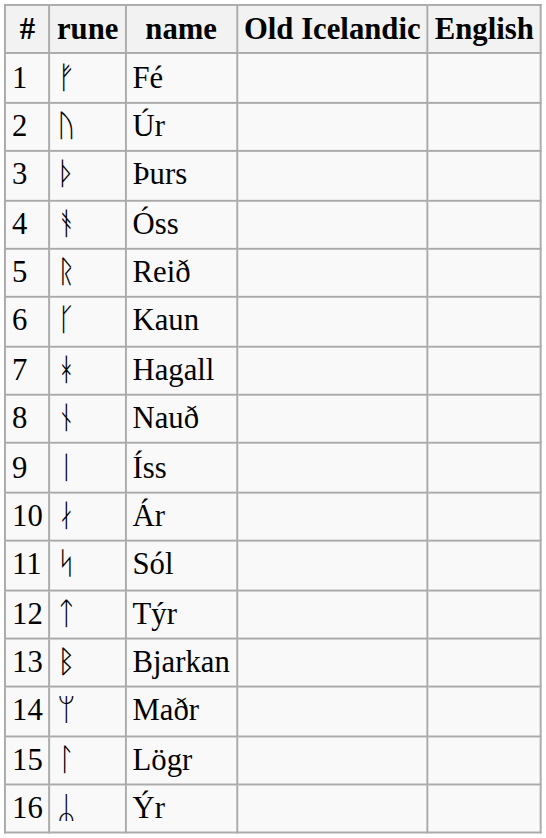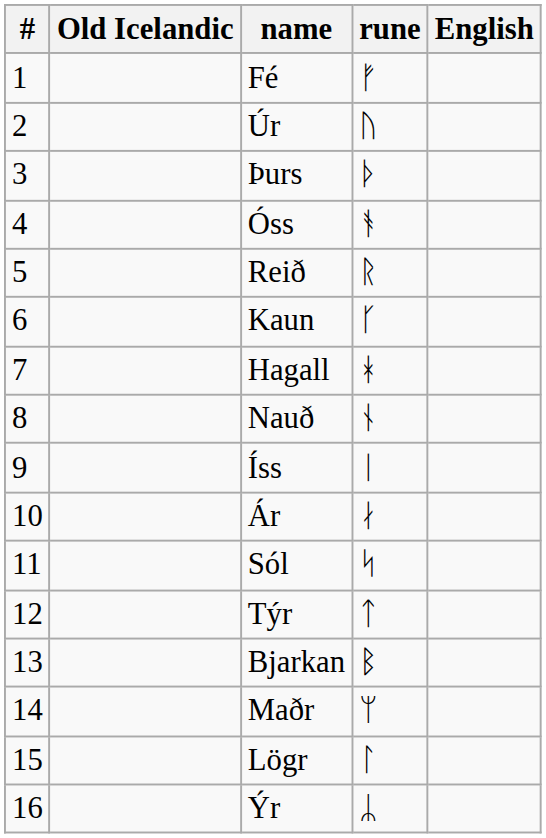columns swapped: (88, 28) <-> (332, 28)
